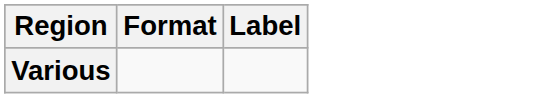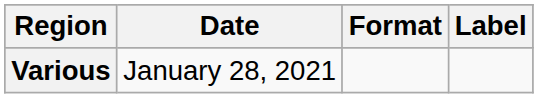+ column: (230, 26)
